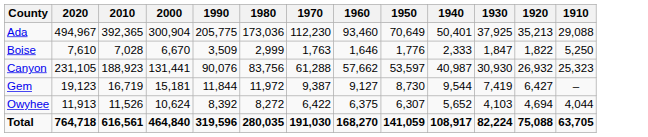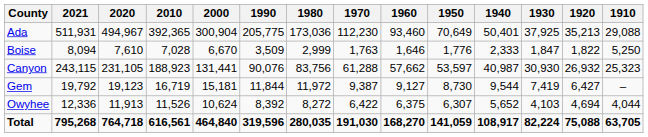+ column: (75, 13)
